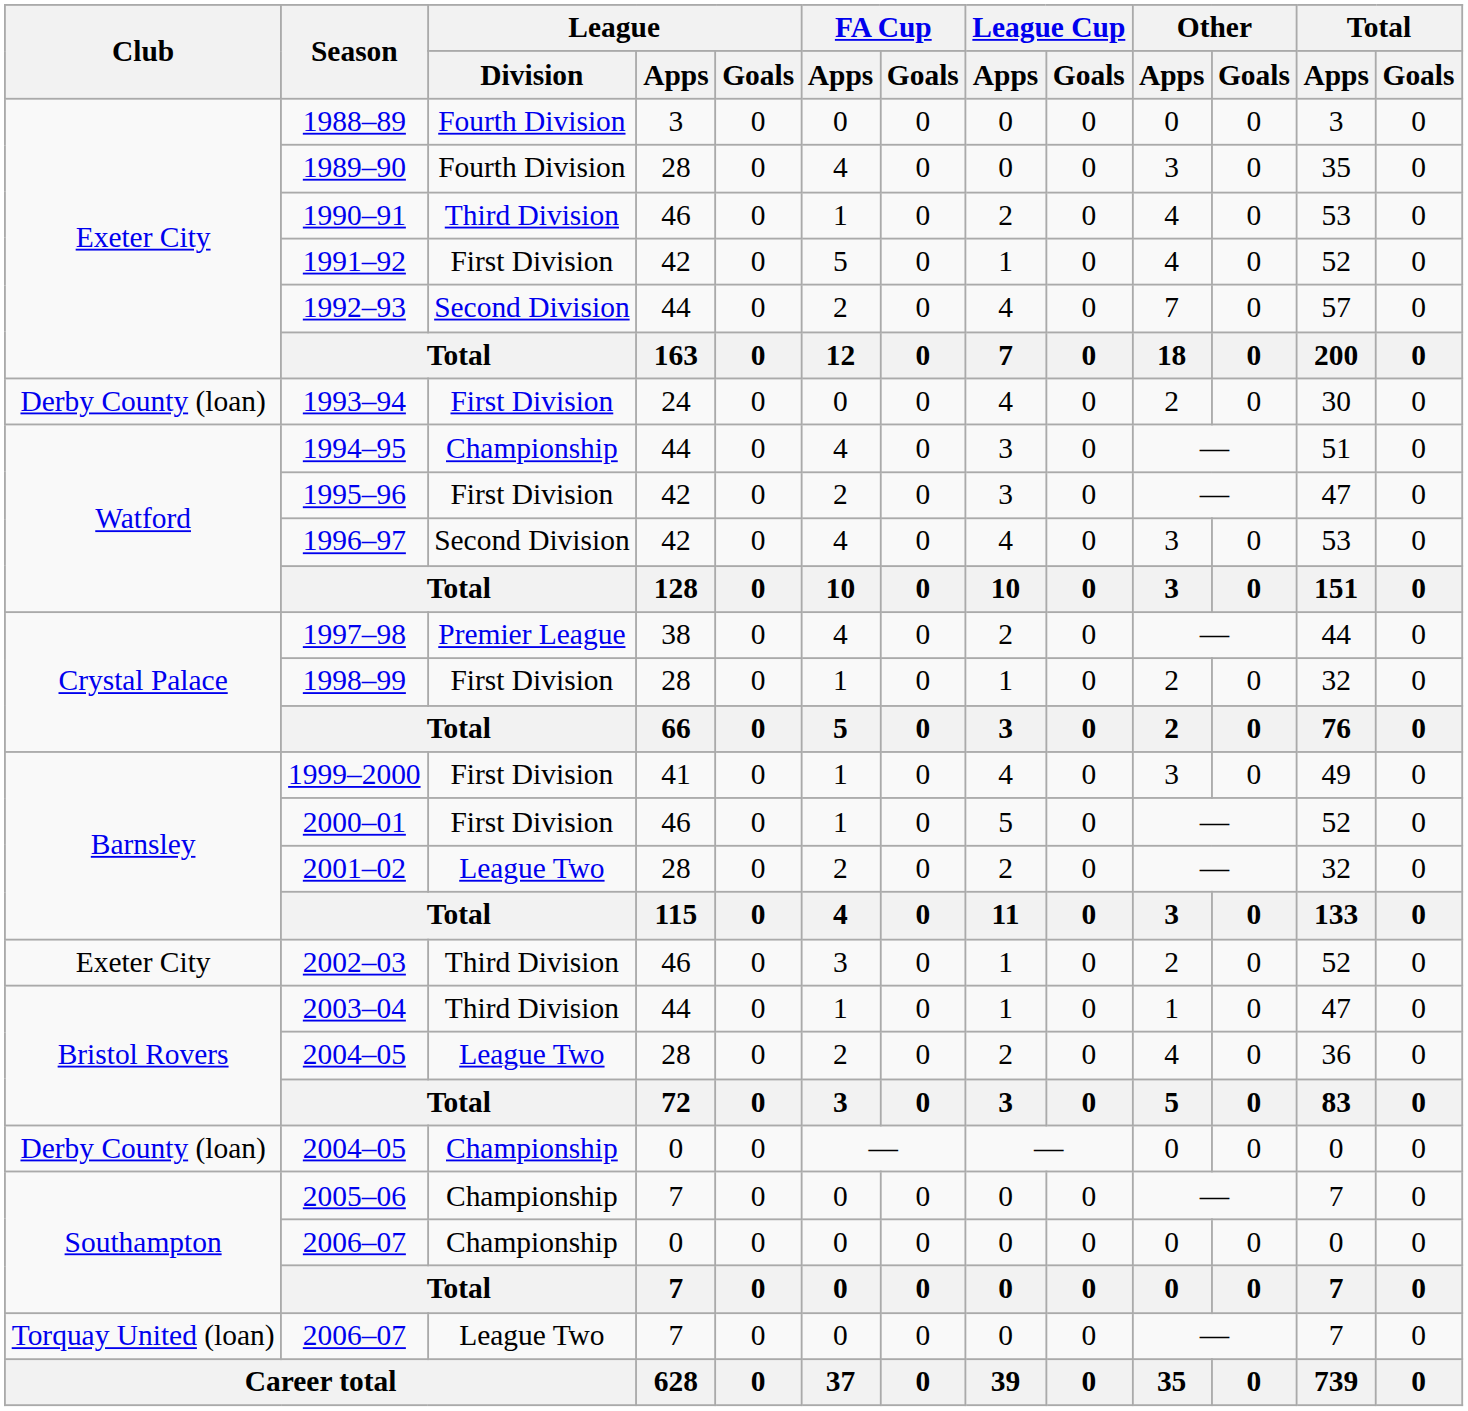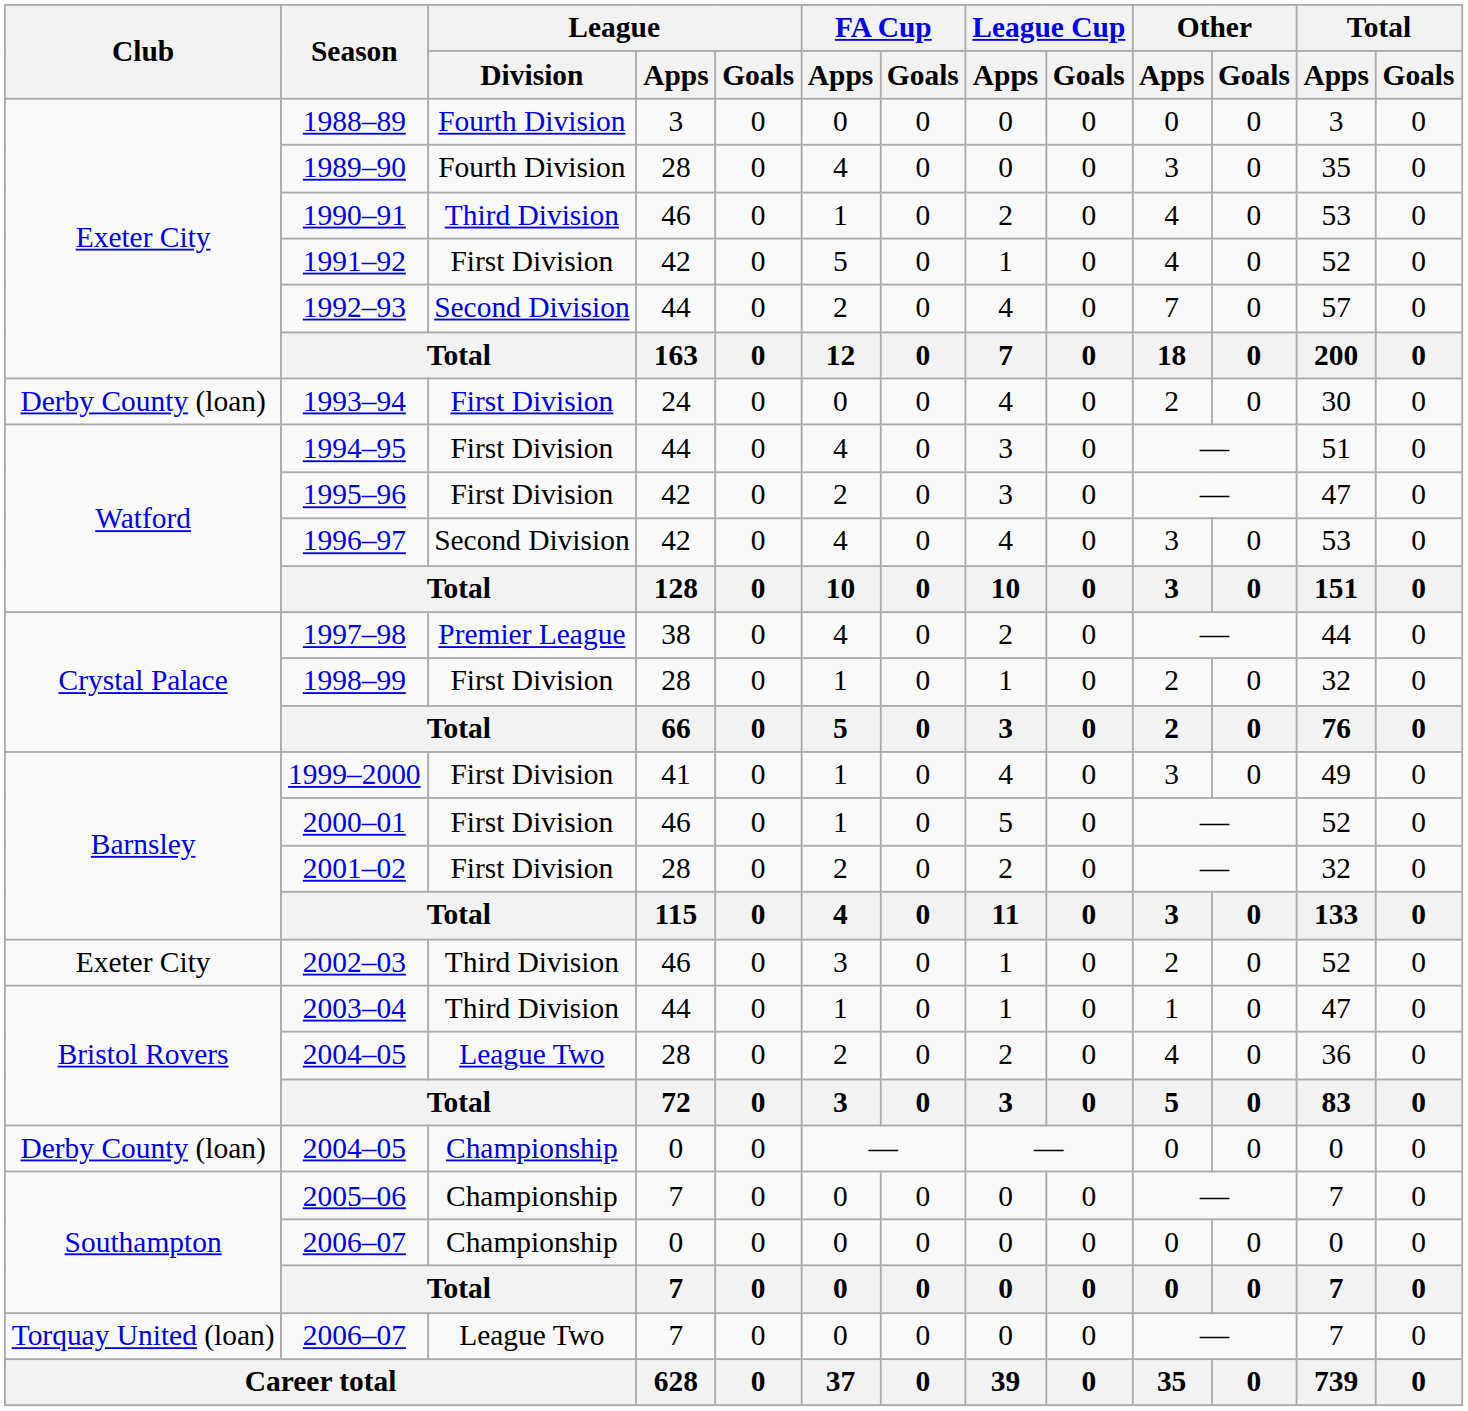(532, 448) Championship -> (532, 448) First Division
(532, 868) League Two -> (532, 868) First Division
